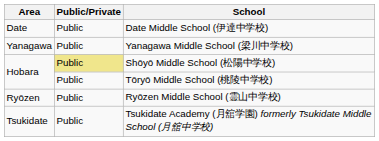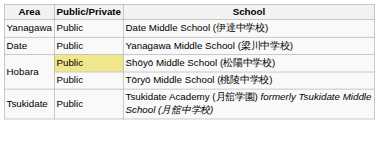(17, 28) Date -> (29, 28) Yanagawa
(29, 45) Yanagawa -> (17, 45) Date
- row: (203, 97)
